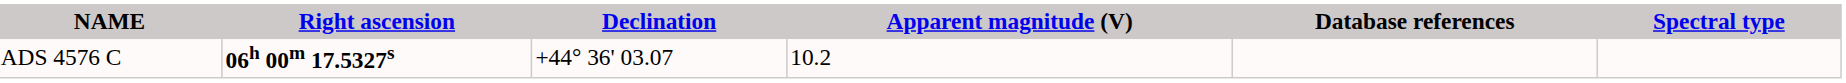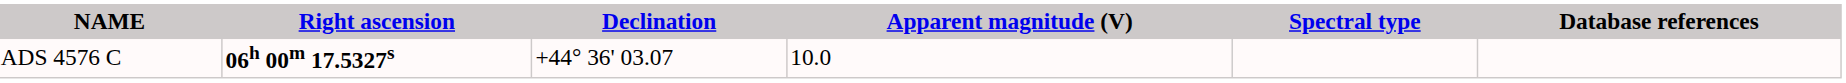columns swapped: (1719, 21) <-> (1415, 21)
(811, 58) 10.2 -> (811, 58) 10.0
